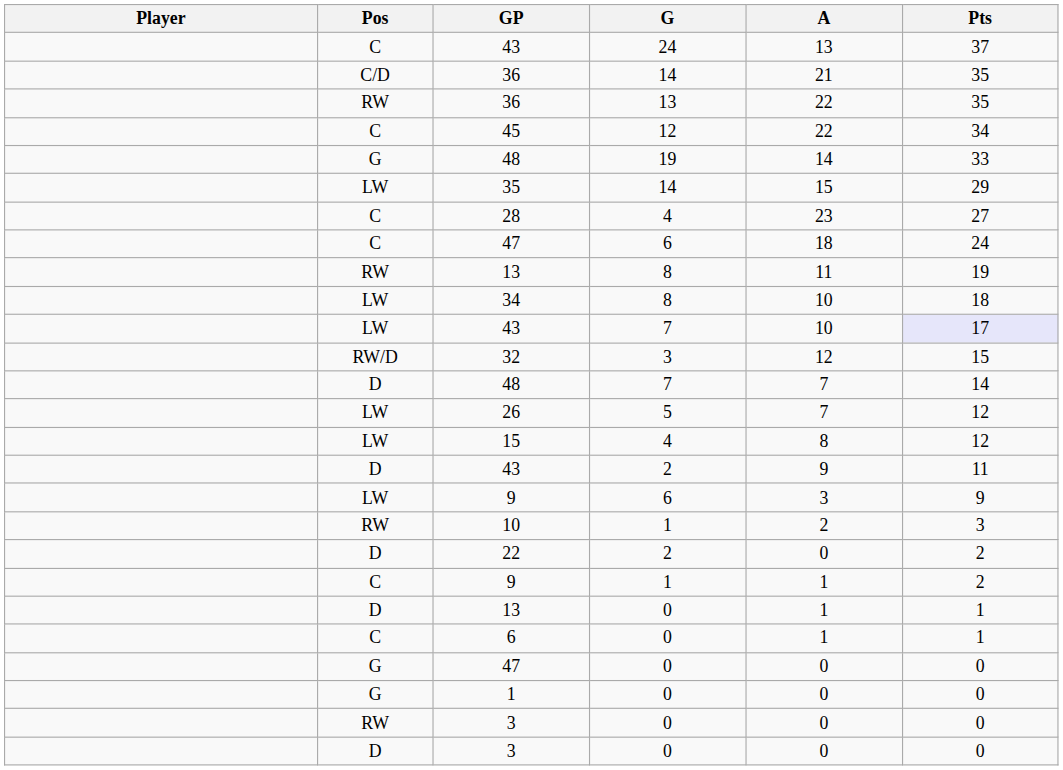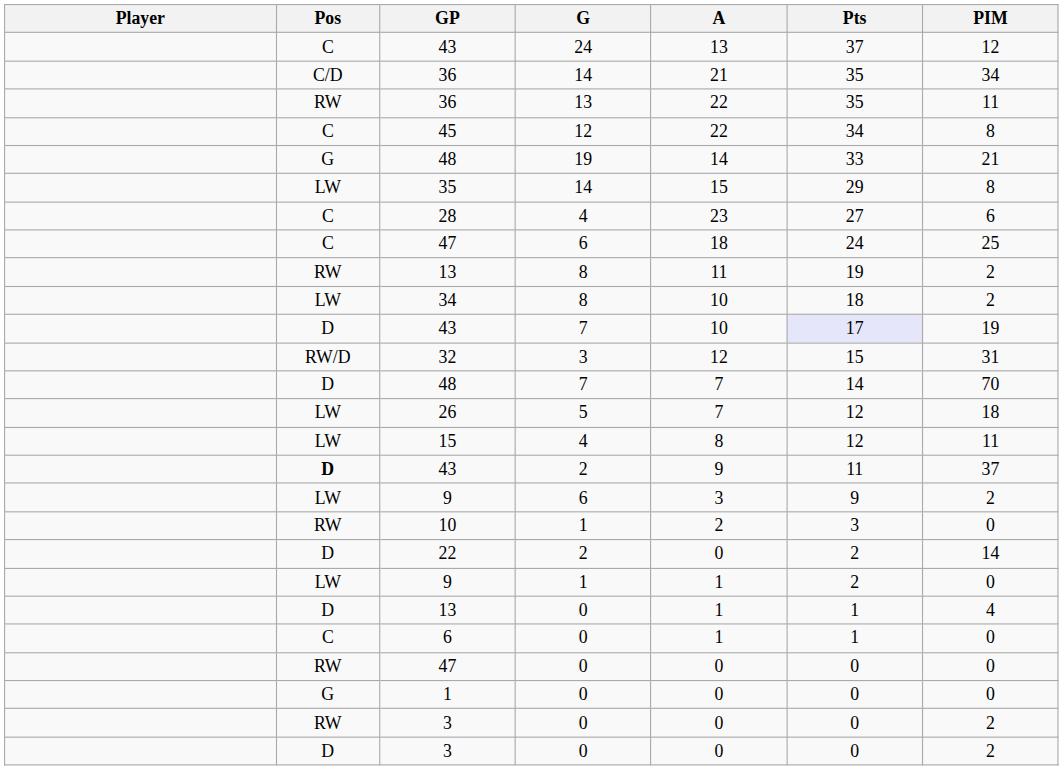+ column: (990, 18)
(375, 328) LW -> (328, 328) D
(375, 469) normal -> (328, 469) bold
(375, 581) C -> (328, 581) LW
(375, 666) G -> (328, 666) RW
